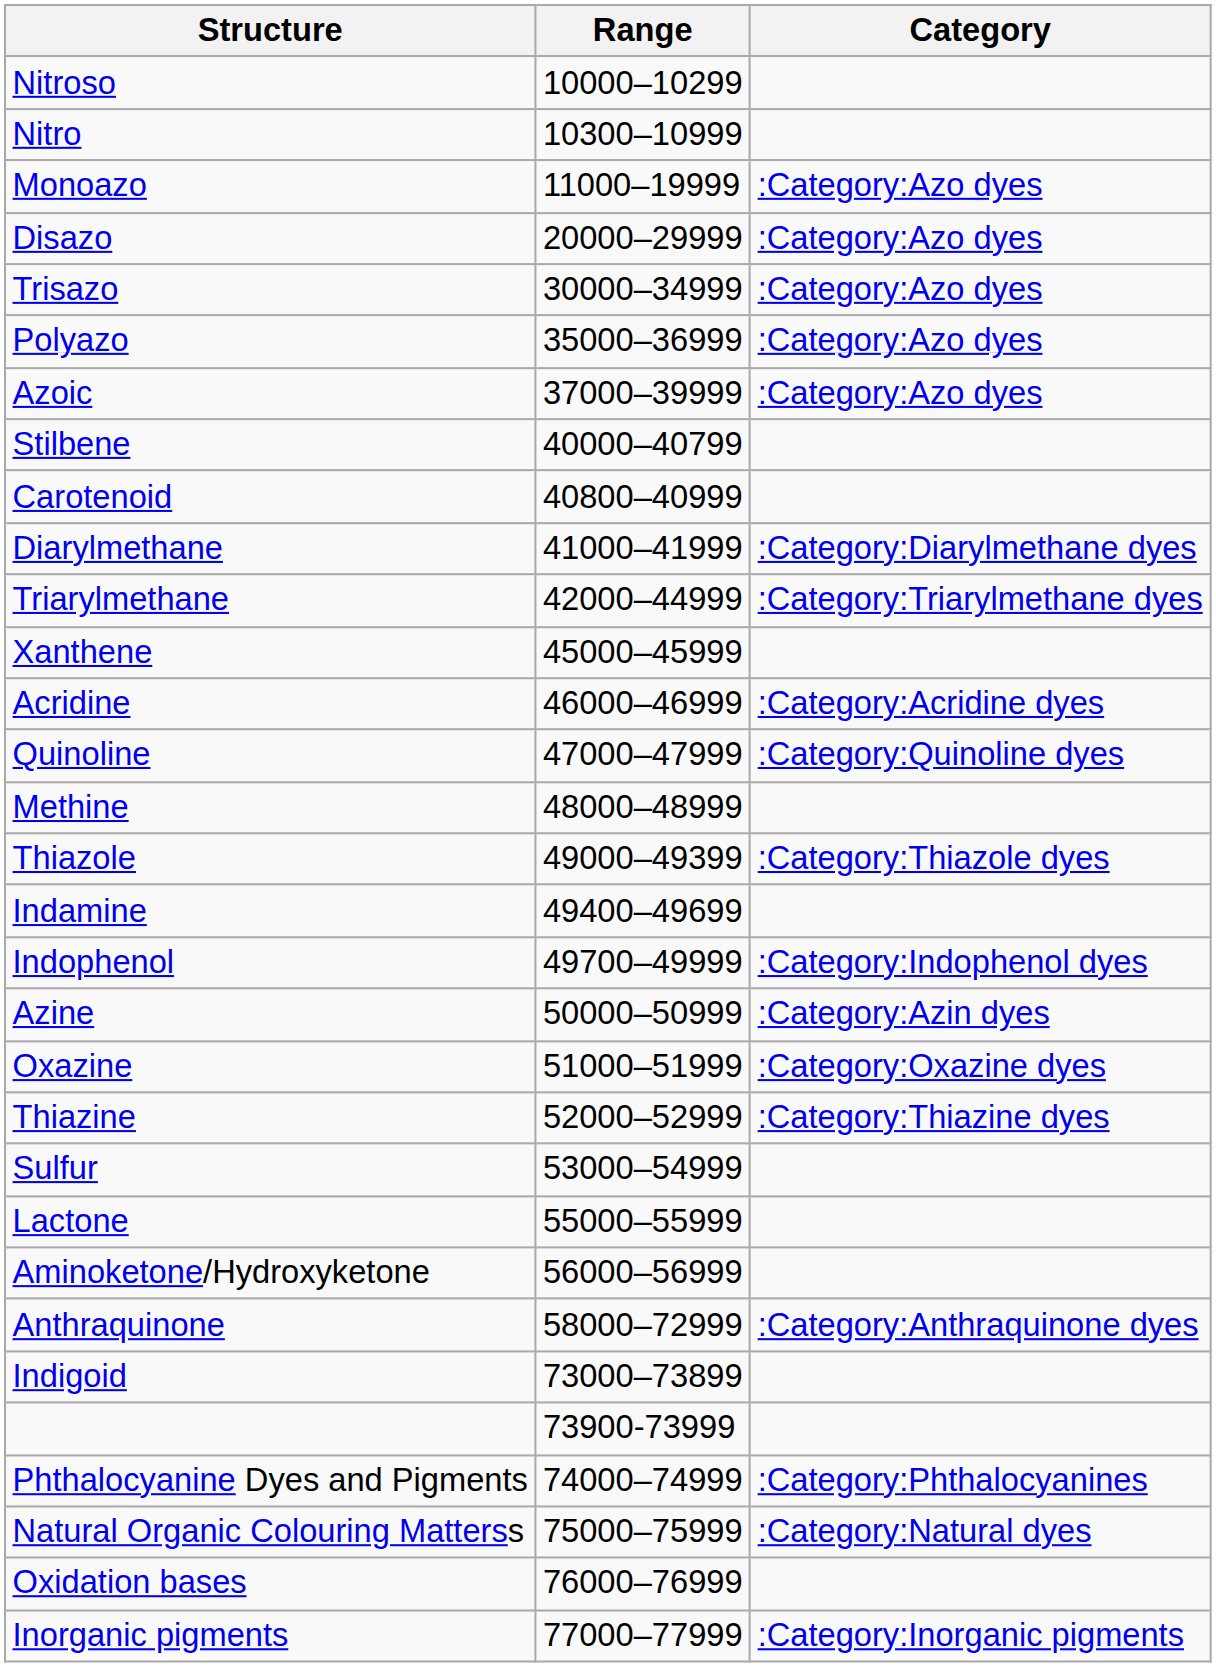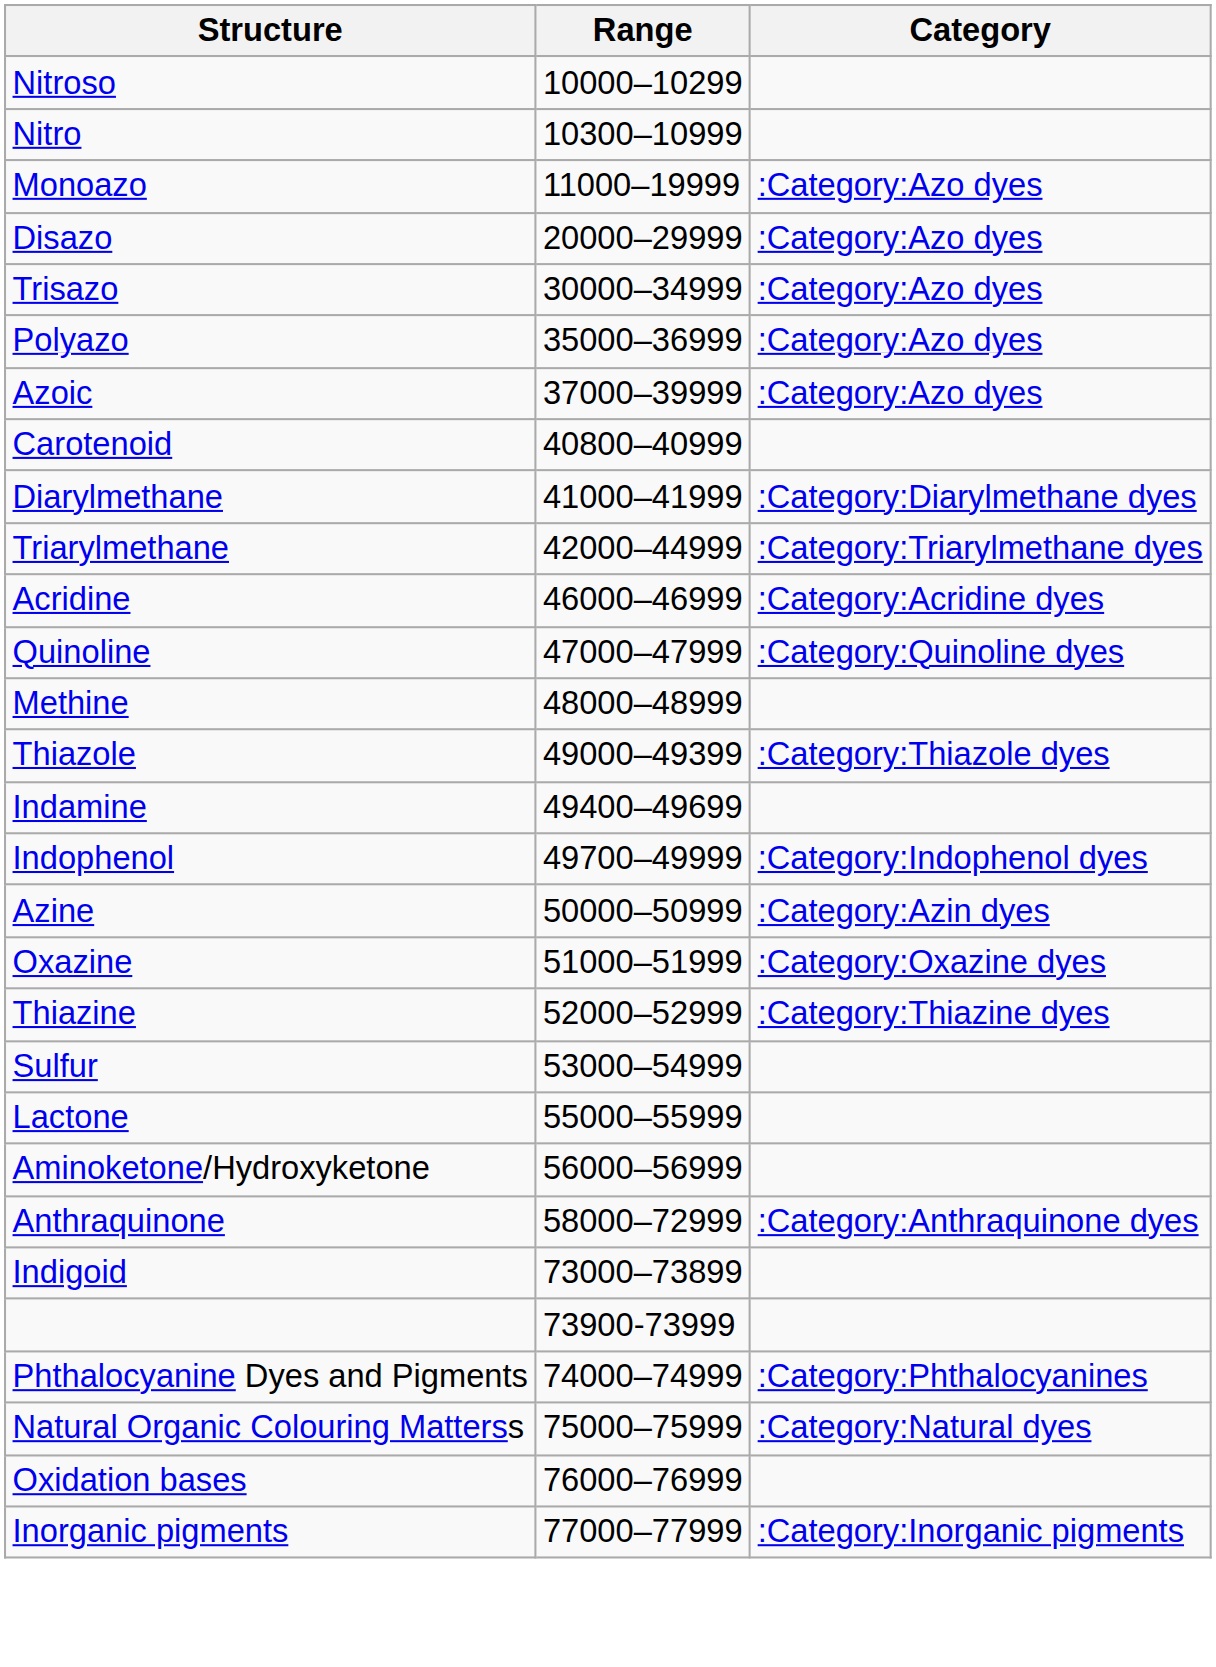- row: (72, 444)
- row: (82, 651)
